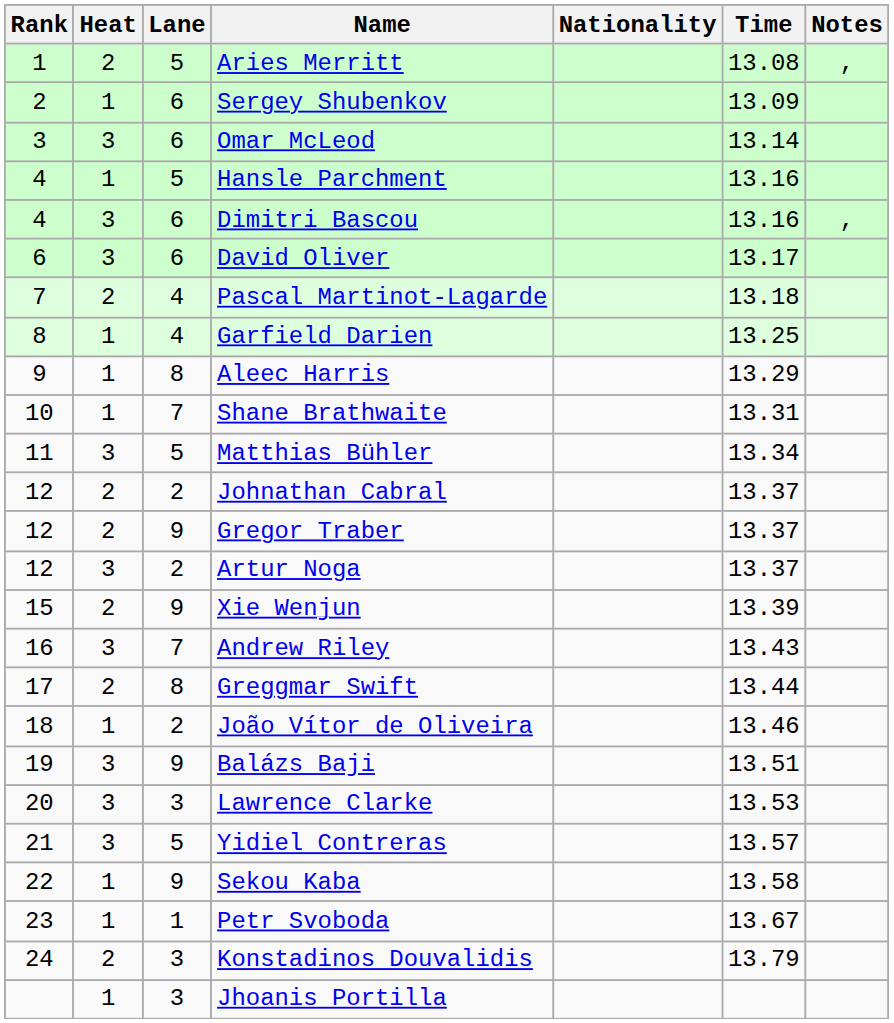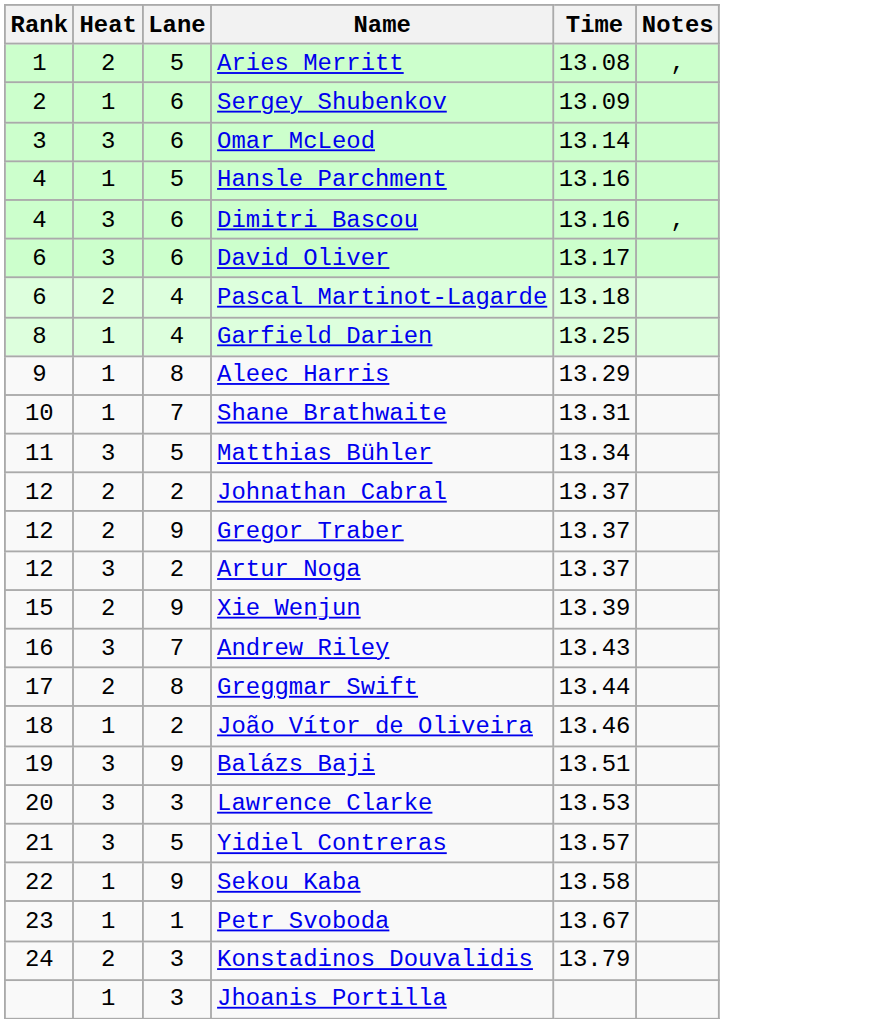- column: (638, 24)
(39, 297) 7 -> (39, 297) 6
